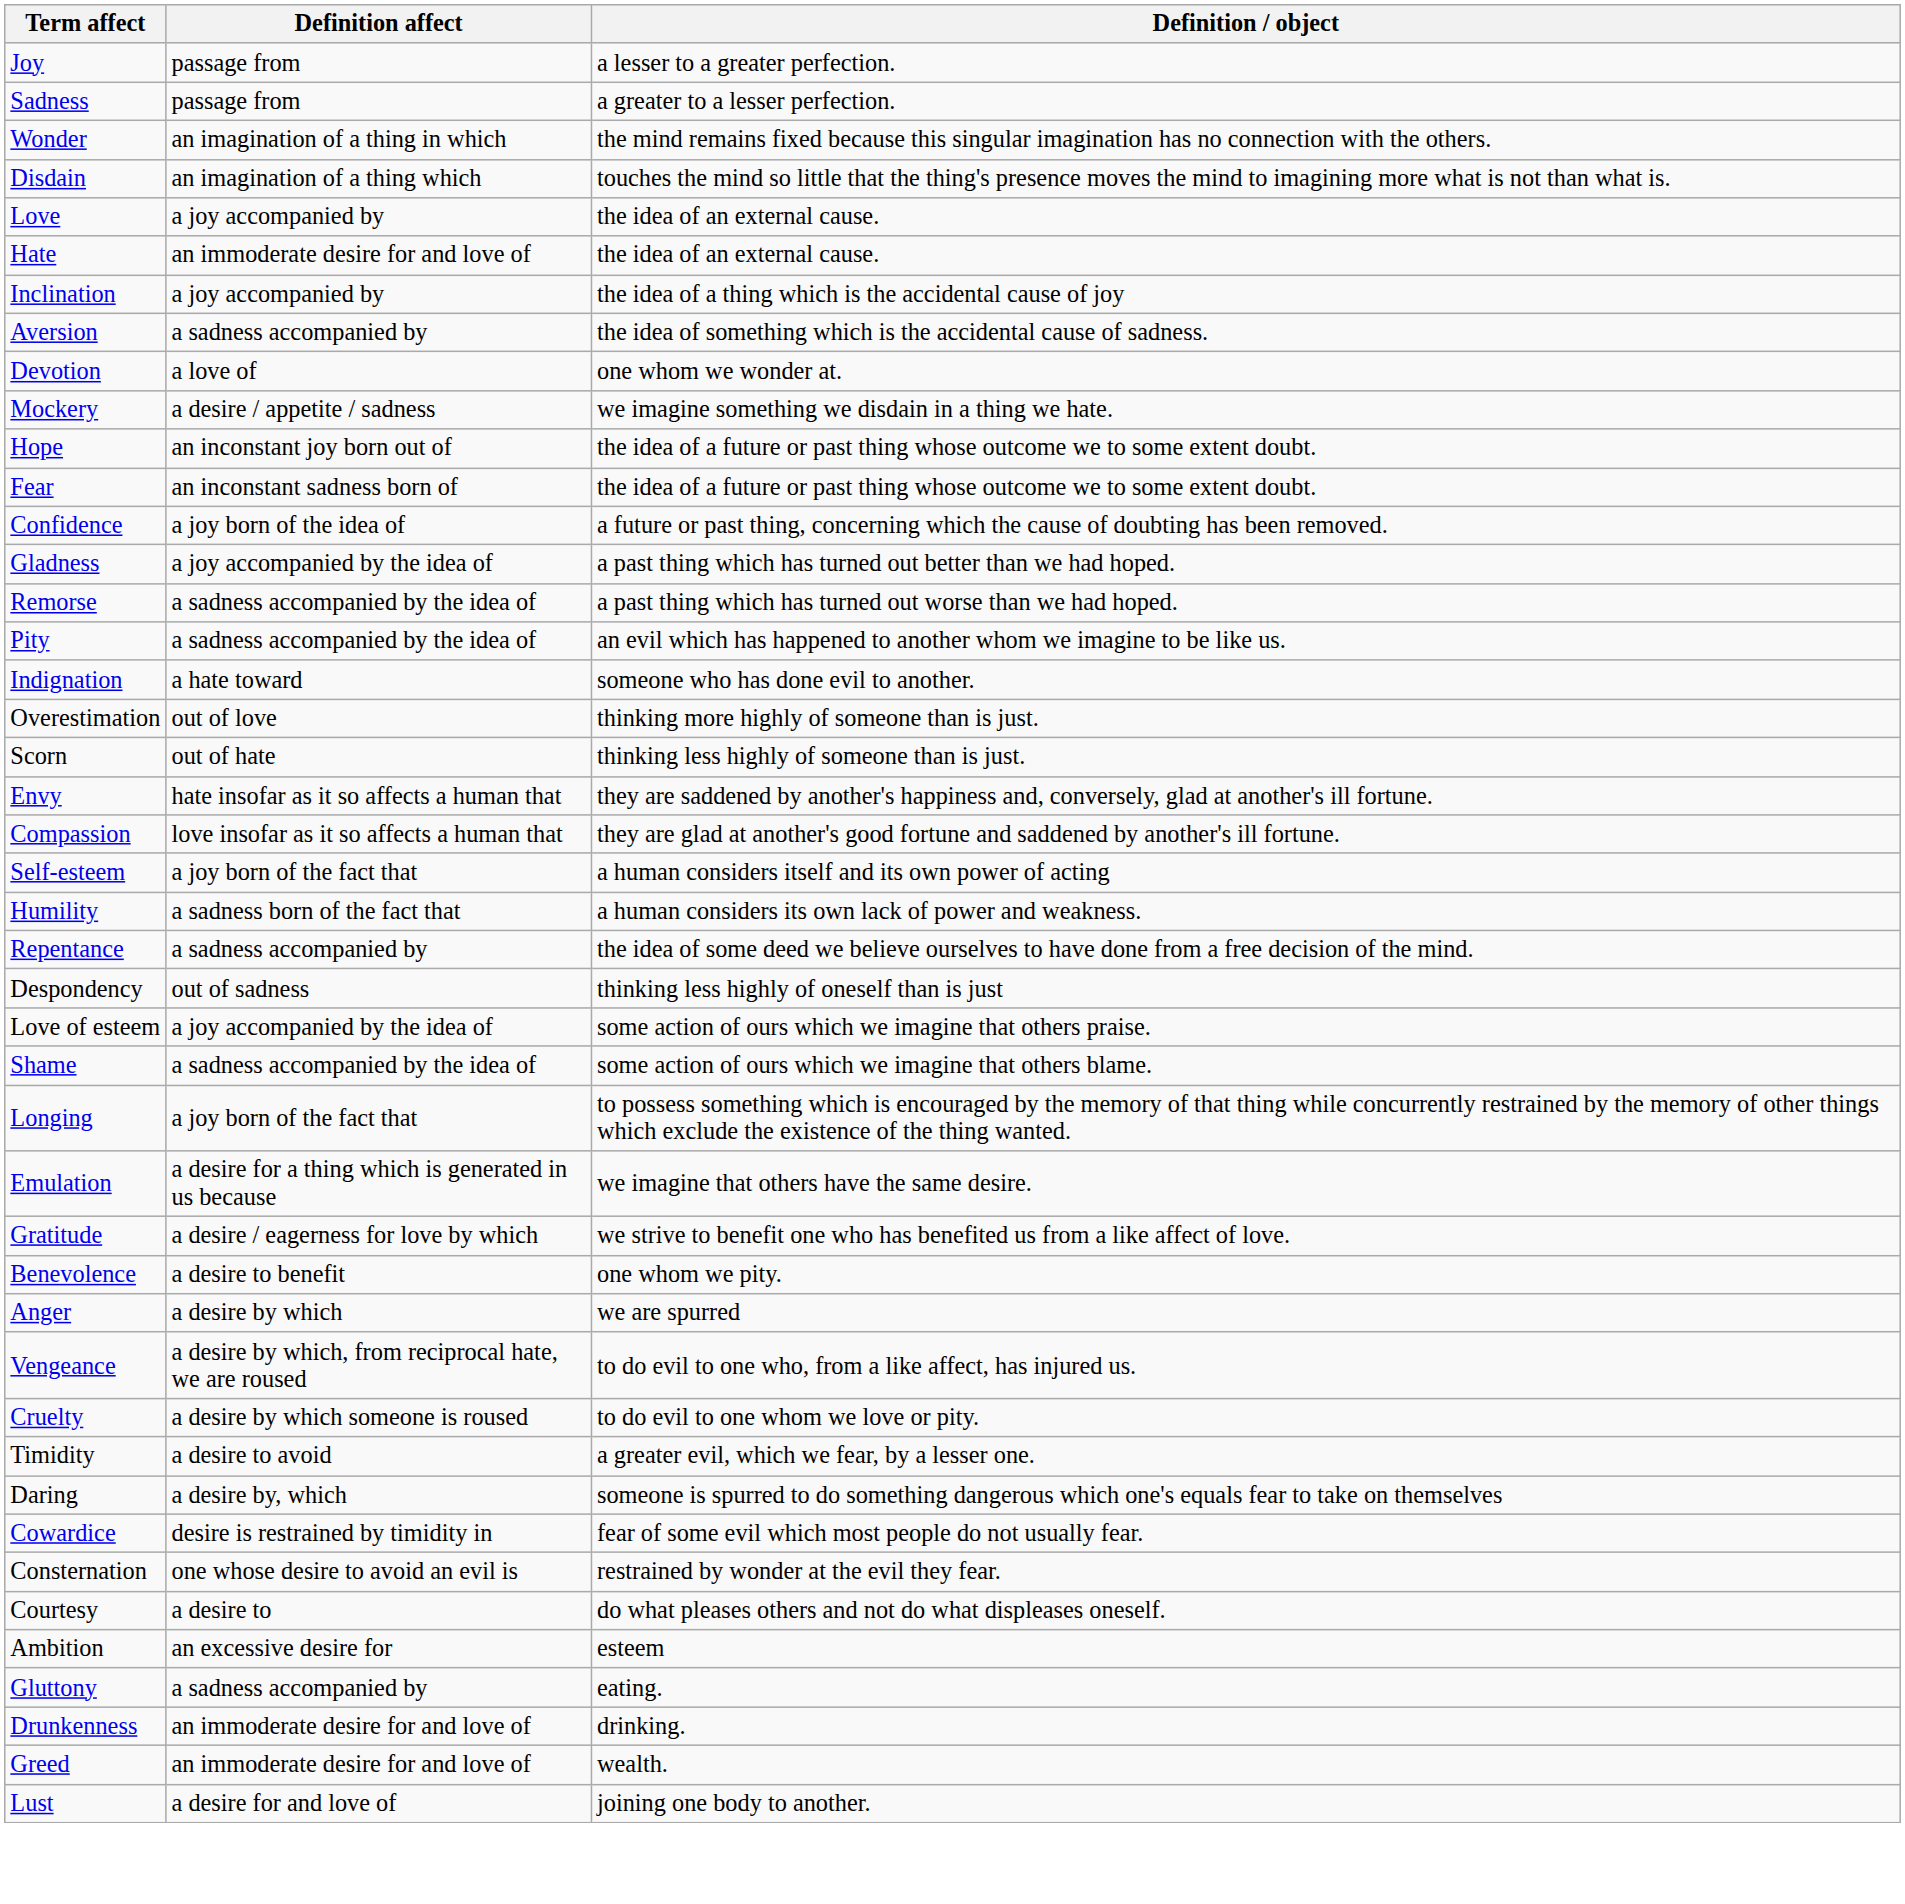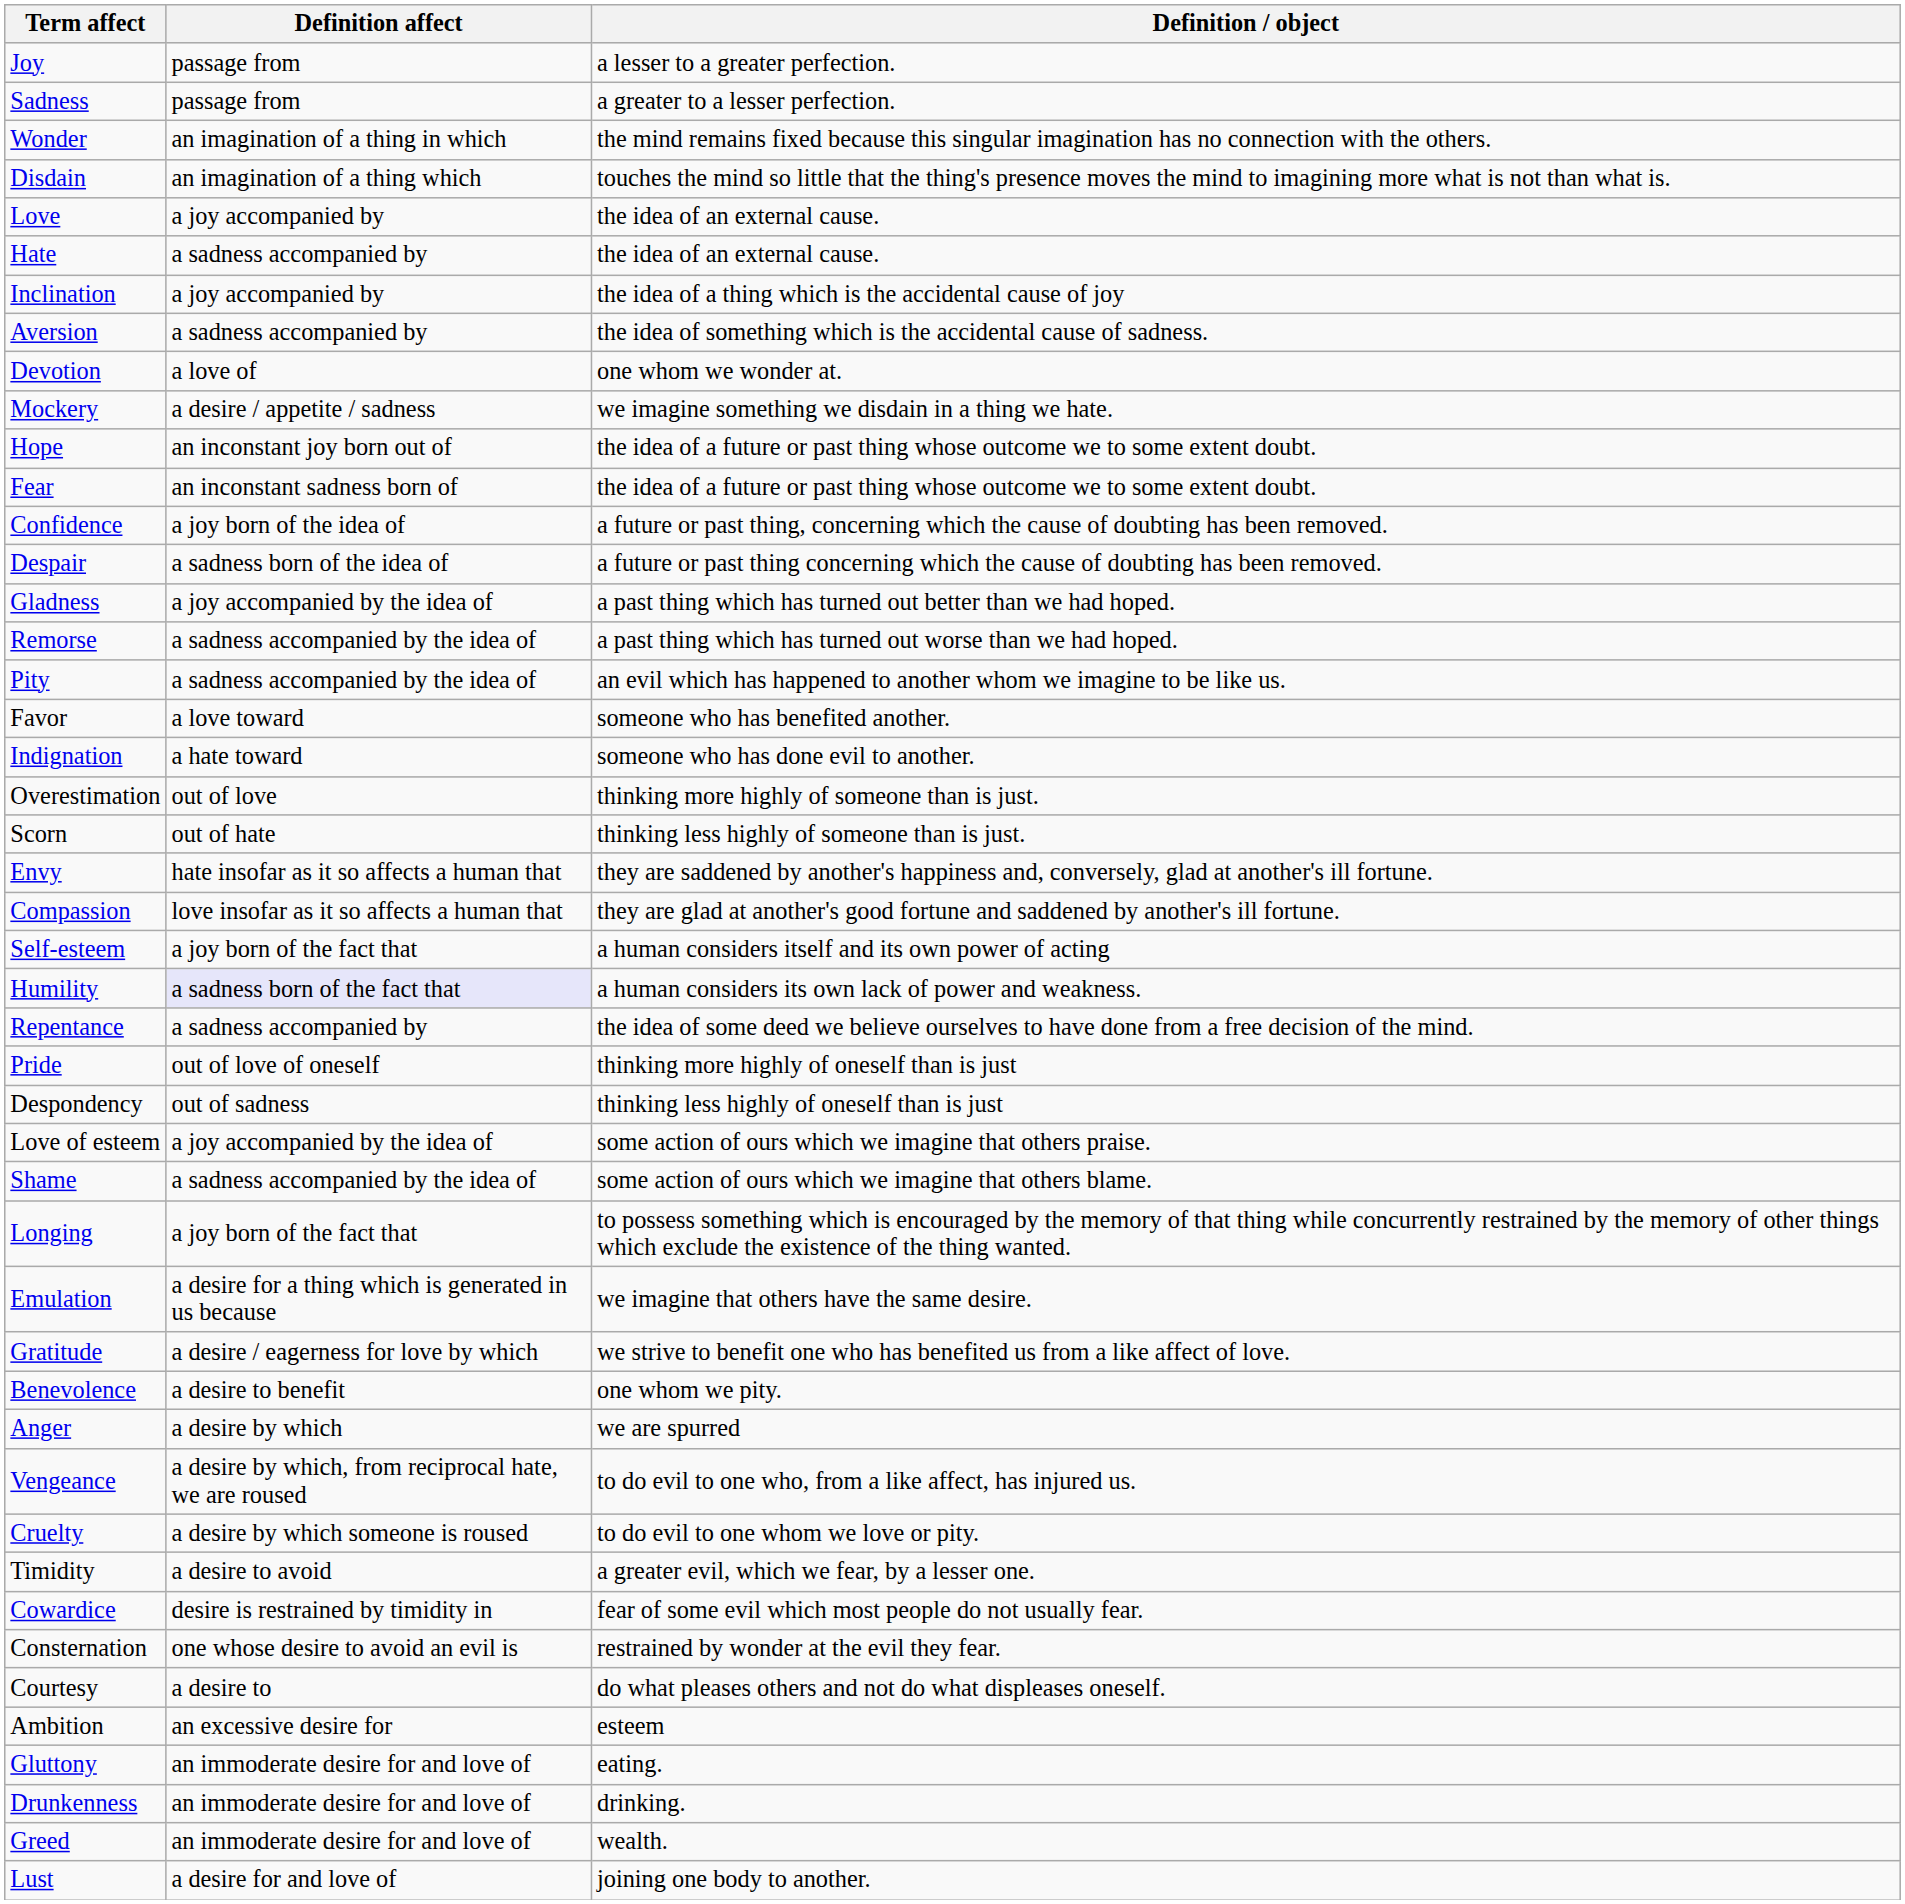(351, 255) an immoderate desire for and love of -> (299, 255) a sadness accompanied by
+ row: (48, 563)
+ row: (39, 718)
(316, 910) no background -> (316, 988) lavender background
+ row: (36, 1065)
- row: (44, 1494)
(299, 1687) a sadness accompanied by -> (351, 1764) an immoderate desire for and love of
